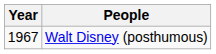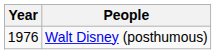(23, 37) 1967 -> (23, 37) 1976
